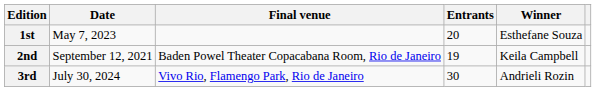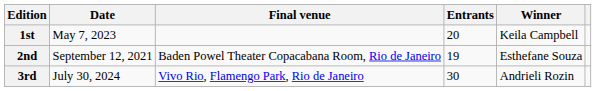(541, 35) Esthefane Souza -> (539, 35) Keila Campbell
(539, 56) Keila Campbell -> (541, 56) Esthefane Souza
